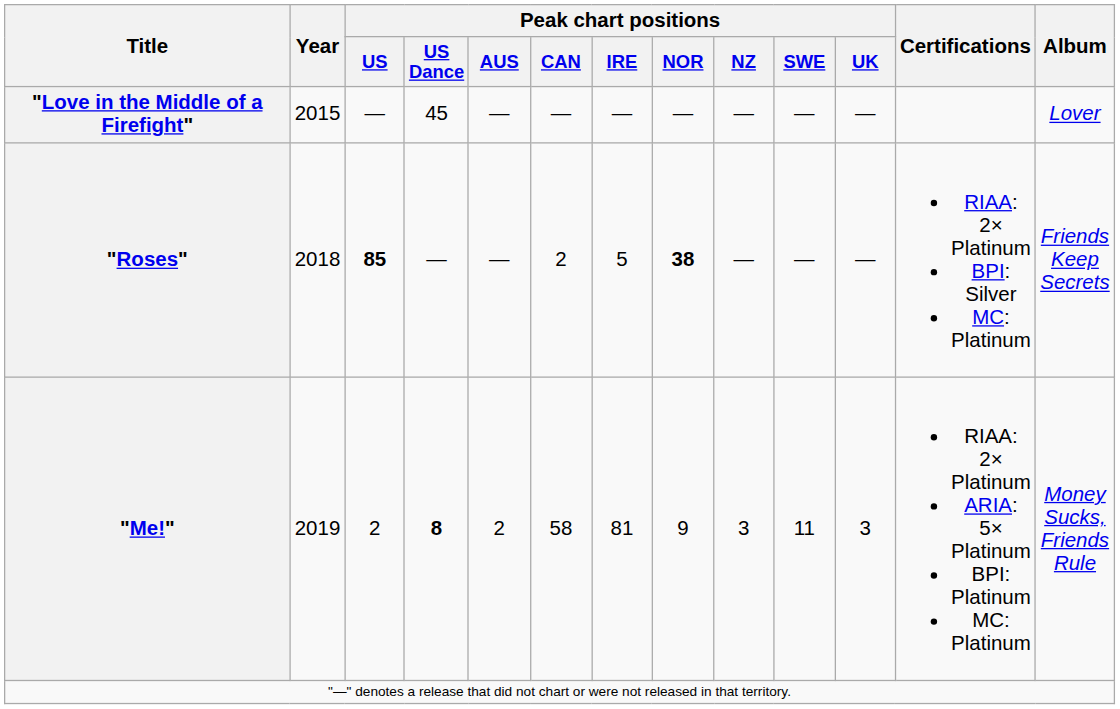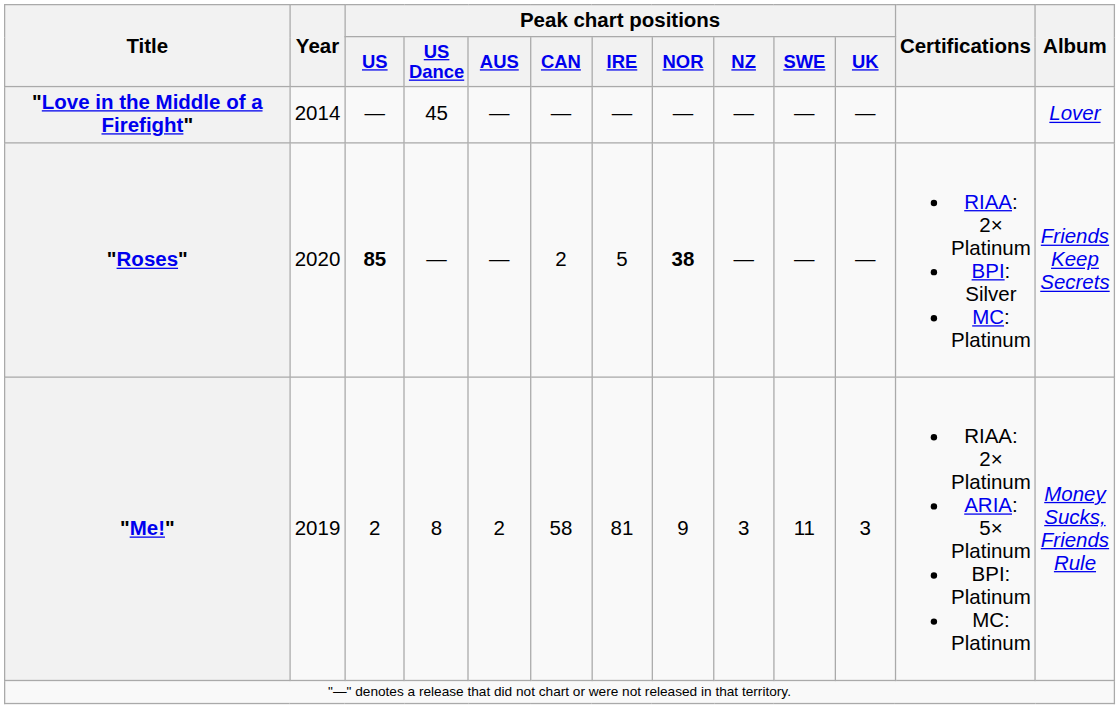(318, 114) 2015 -> (318, 114) 2014
(318, 259) 2018 -> (318, 259) 2020
(437, 528) bold -> (437, 528) normal
